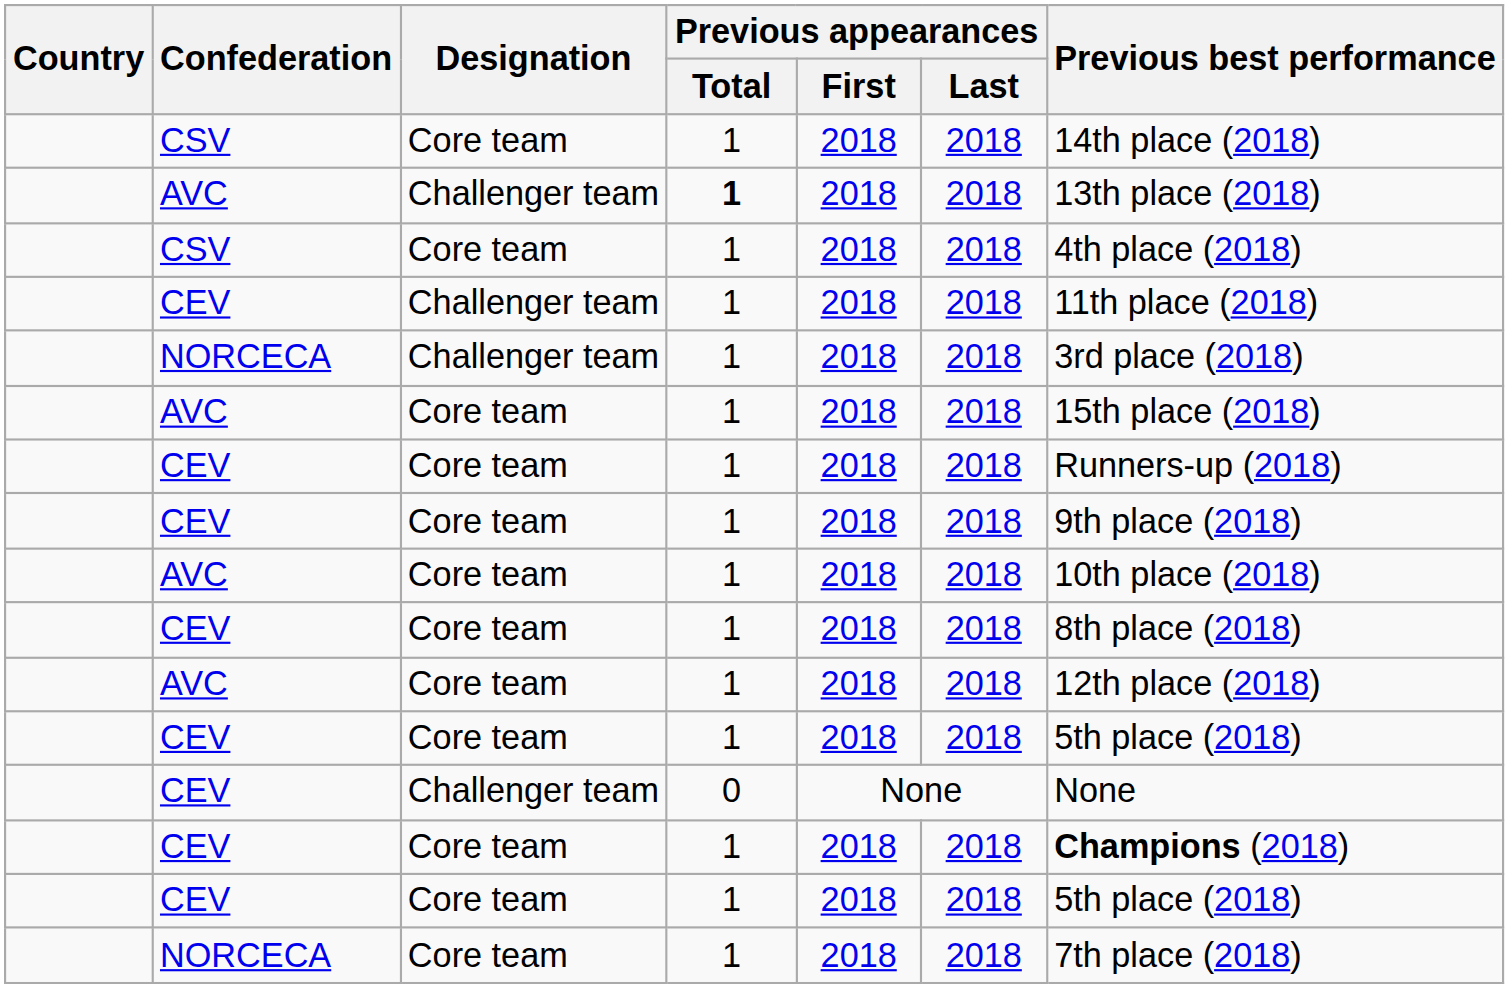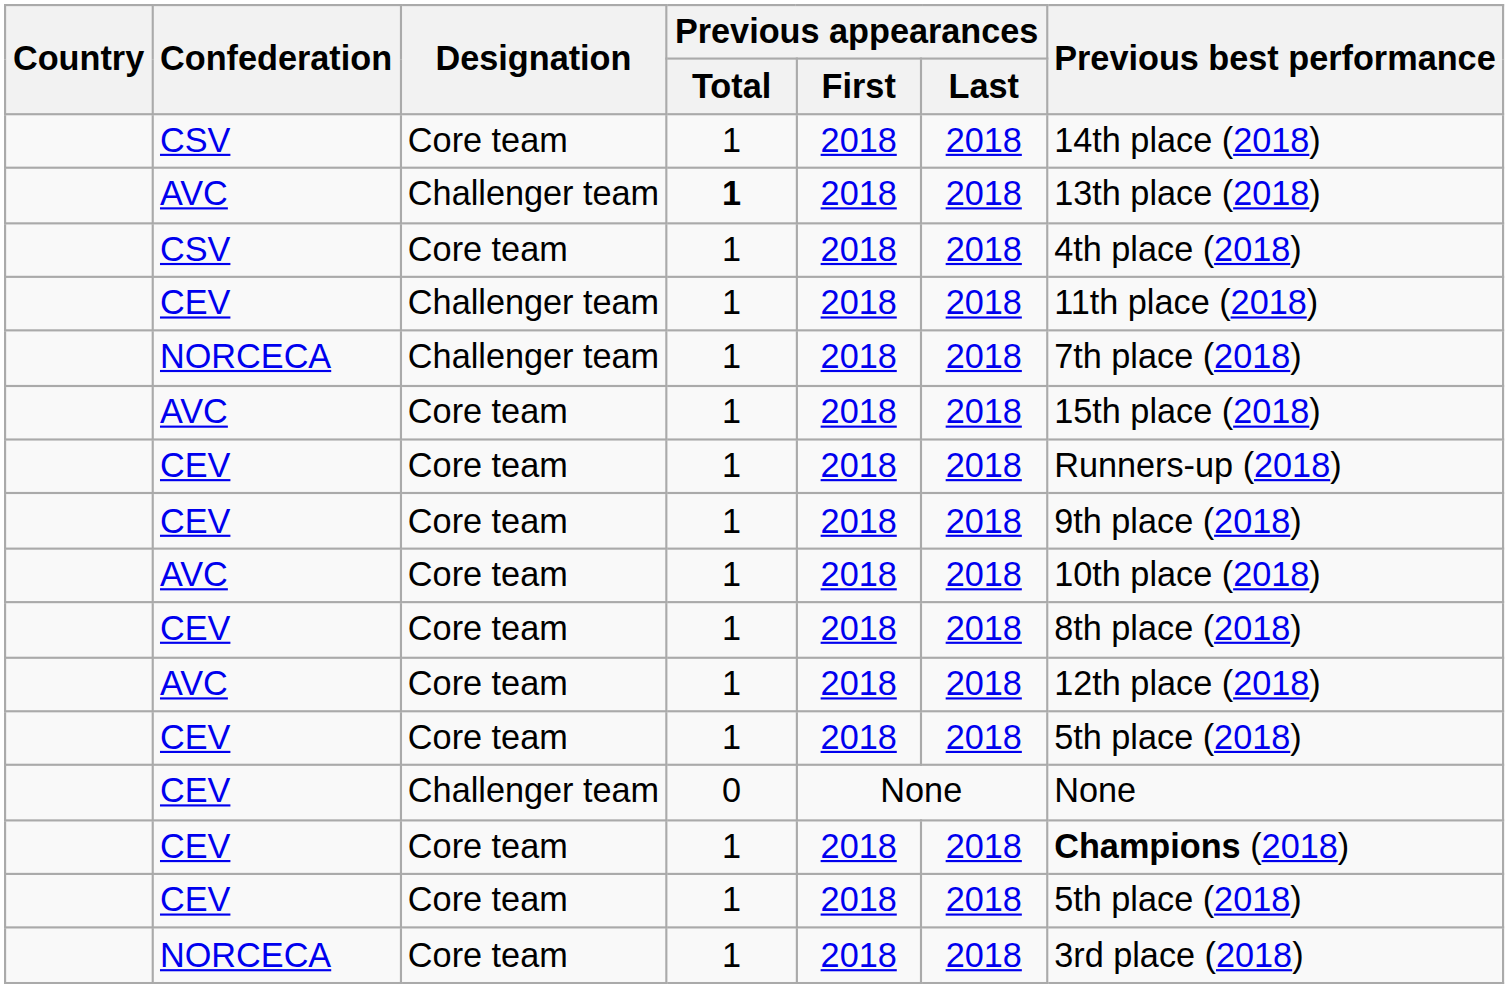(1179, 357) 3rd place (2018) -> (1178, 357) 7th place (2018)
(1178, 954) 7th place (2018) -> (1179, 954) 3rd place (2018)
